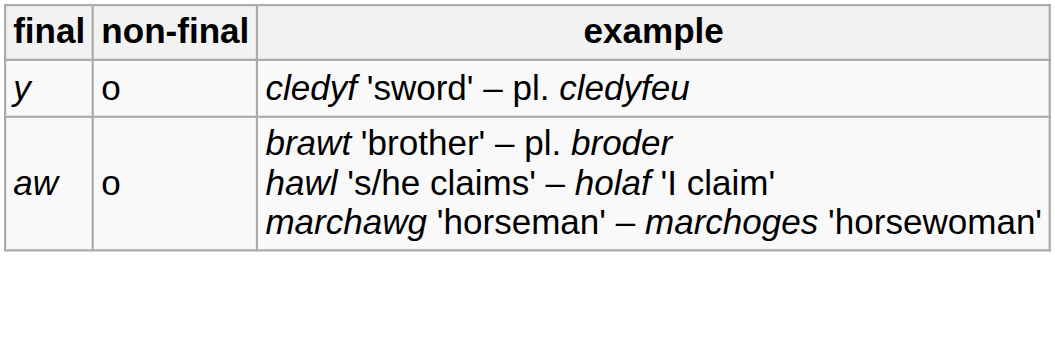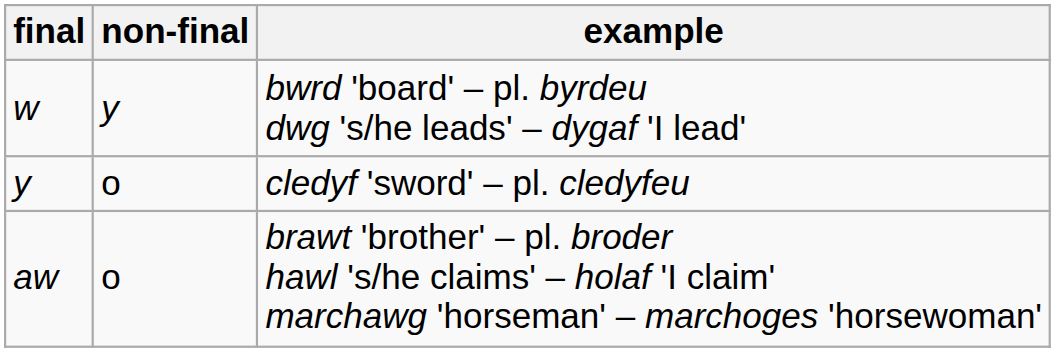+ row: (506, 107)
